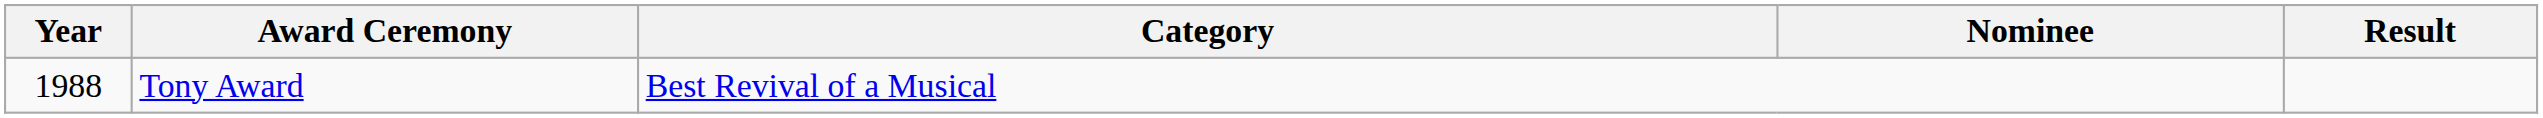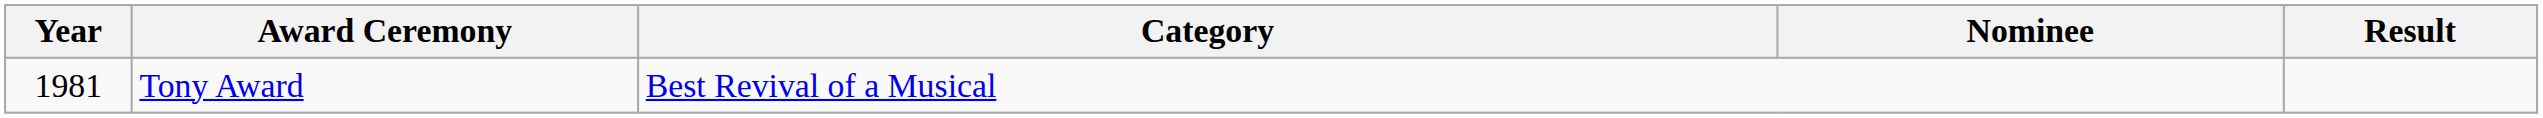(68, 84) 1988 -> (68, 84) 1981
